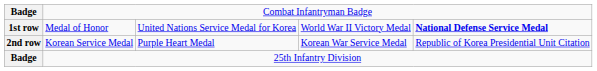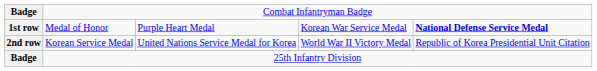(217, 27) United Nations Service Medal for Korea -> (176, 27) Purple Heart Medal
(356, 27) World War II Victory Medal -> (354, 27) Korean War Service Medal
(176, 43) Purple Heart Medal -> (217, 43) United Nations Service Medal for Korea
(354, 43) Korean War Service Medal -> (356, 43) World War II Victory Medal
